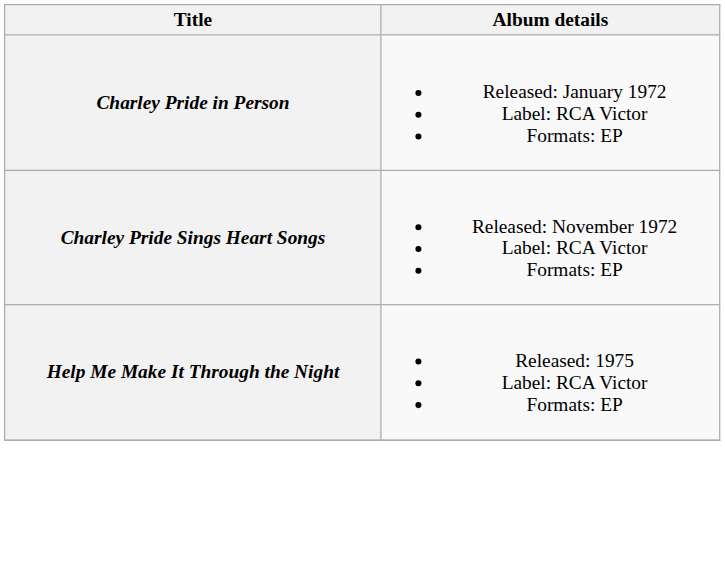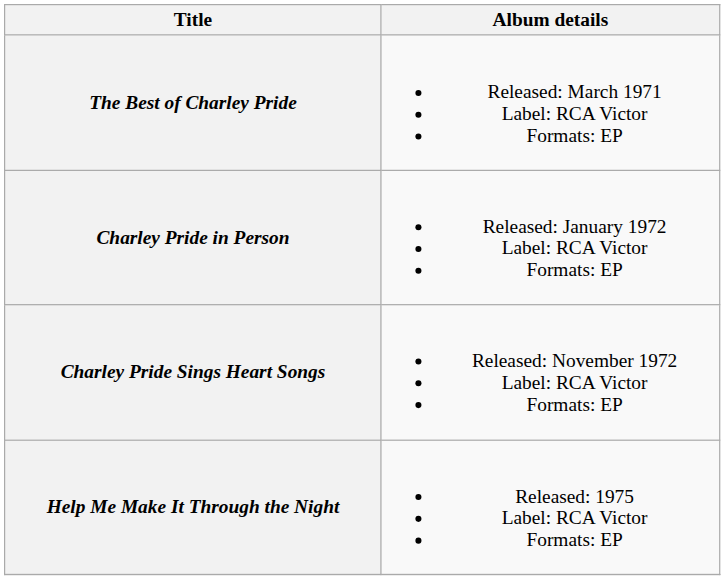+ row: (193, 102)
